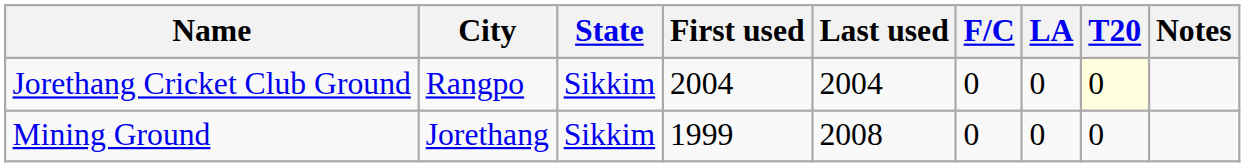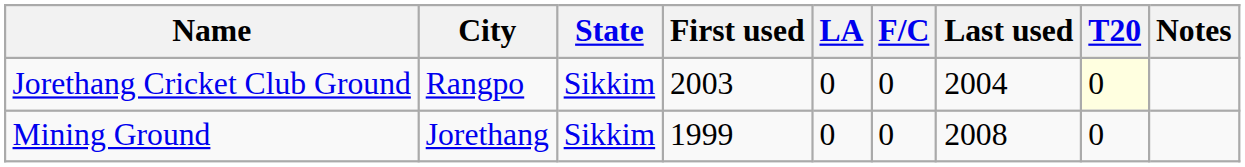columns swapped: (884, 31) <-> (1051, 31)
(702, 83) 2004 -> (702, 83) 2003
